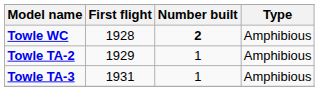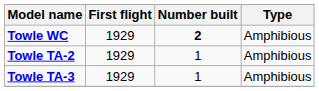(120, 36) 1928 -> (120, 36) 1929
(120, 77) 1931 -> (120, 77) 1929
